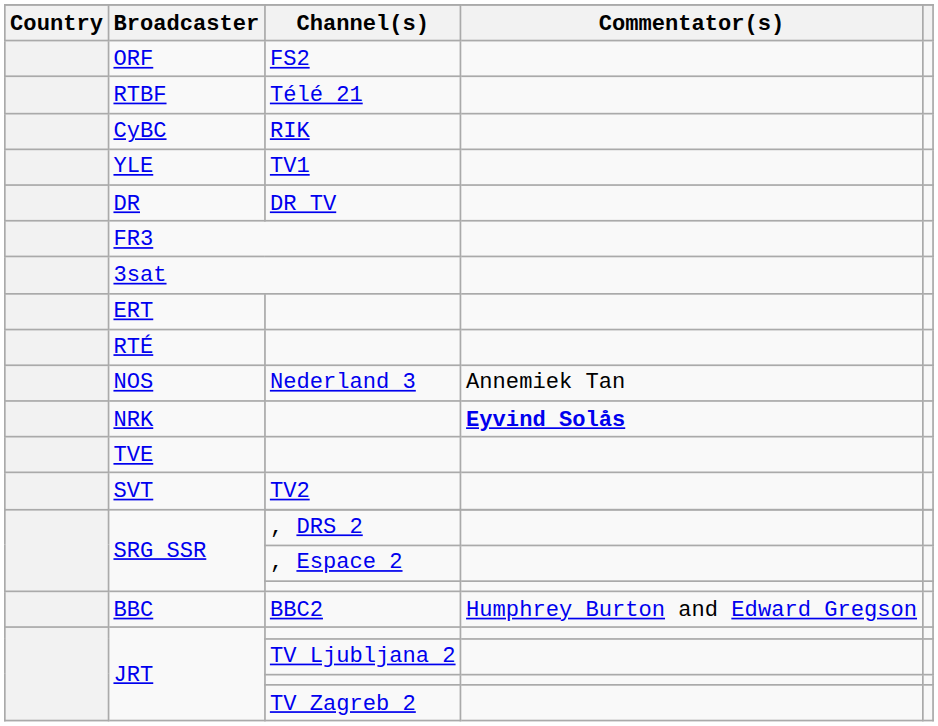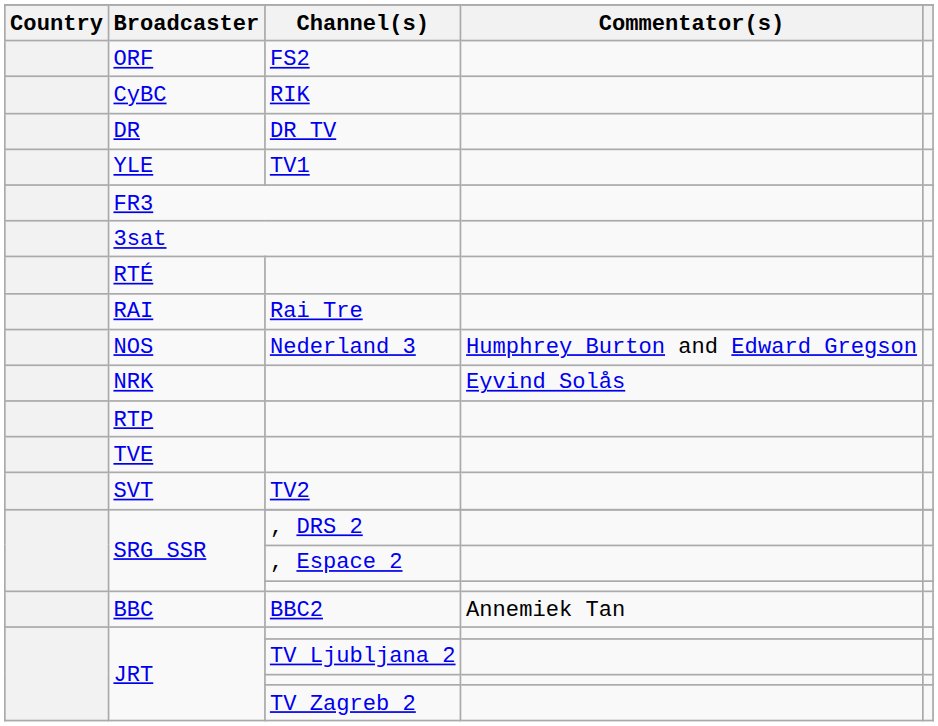- row: (140, 95)
rows swapped: (127, 203) <-> (133, 167)
- row: (133, 311)
+ row: (133, 311)
(546, 383) Annemiek Tan -> (692, 347) Humphrey Burton and Edward Gregson
(546, 419) bold -> (546, 383) normal
+ row: (133, 419)
(692, 610) Humphrey Burton and Edward Gregson -> (546, 610) Annemiek Tan
